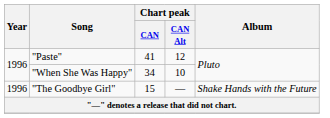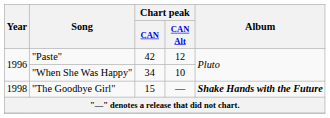(150, 56) 41 -> (150, 56) 42
(17, 89) 1996 -> (17, 89) 1998
(257, 89) normal -> (260, 89) bold
